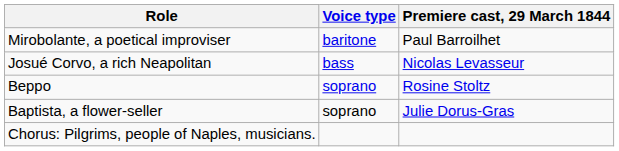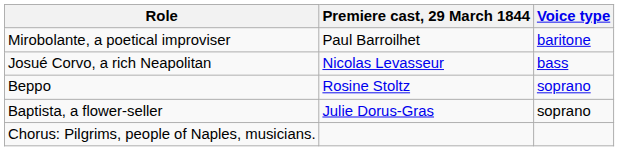columns swapped: (359, 16) <-> (506, 16)
